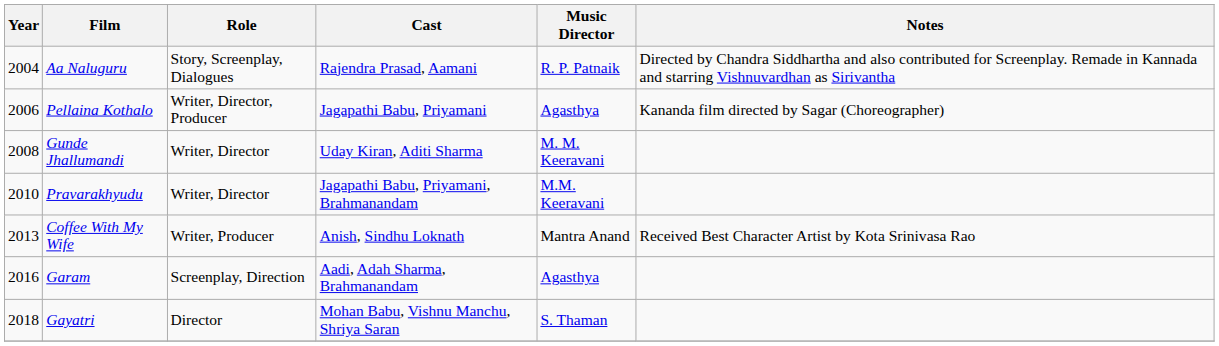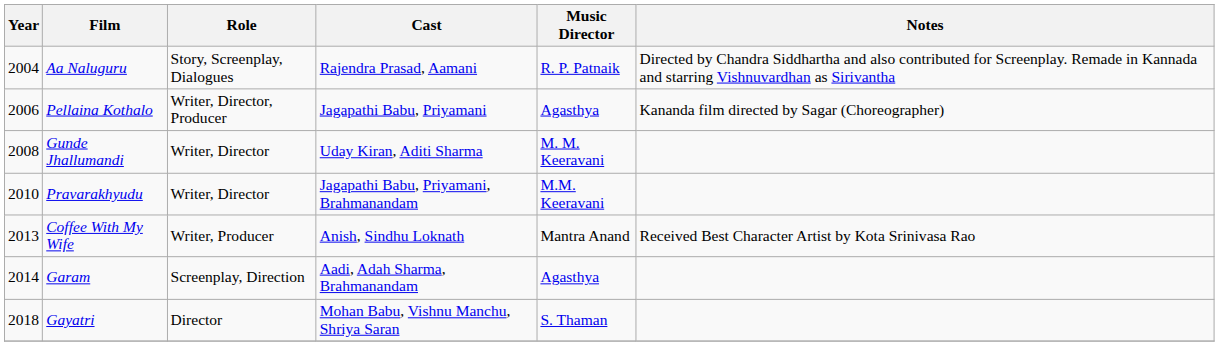(24, 277) 2016 -> (24, 277) 2014
